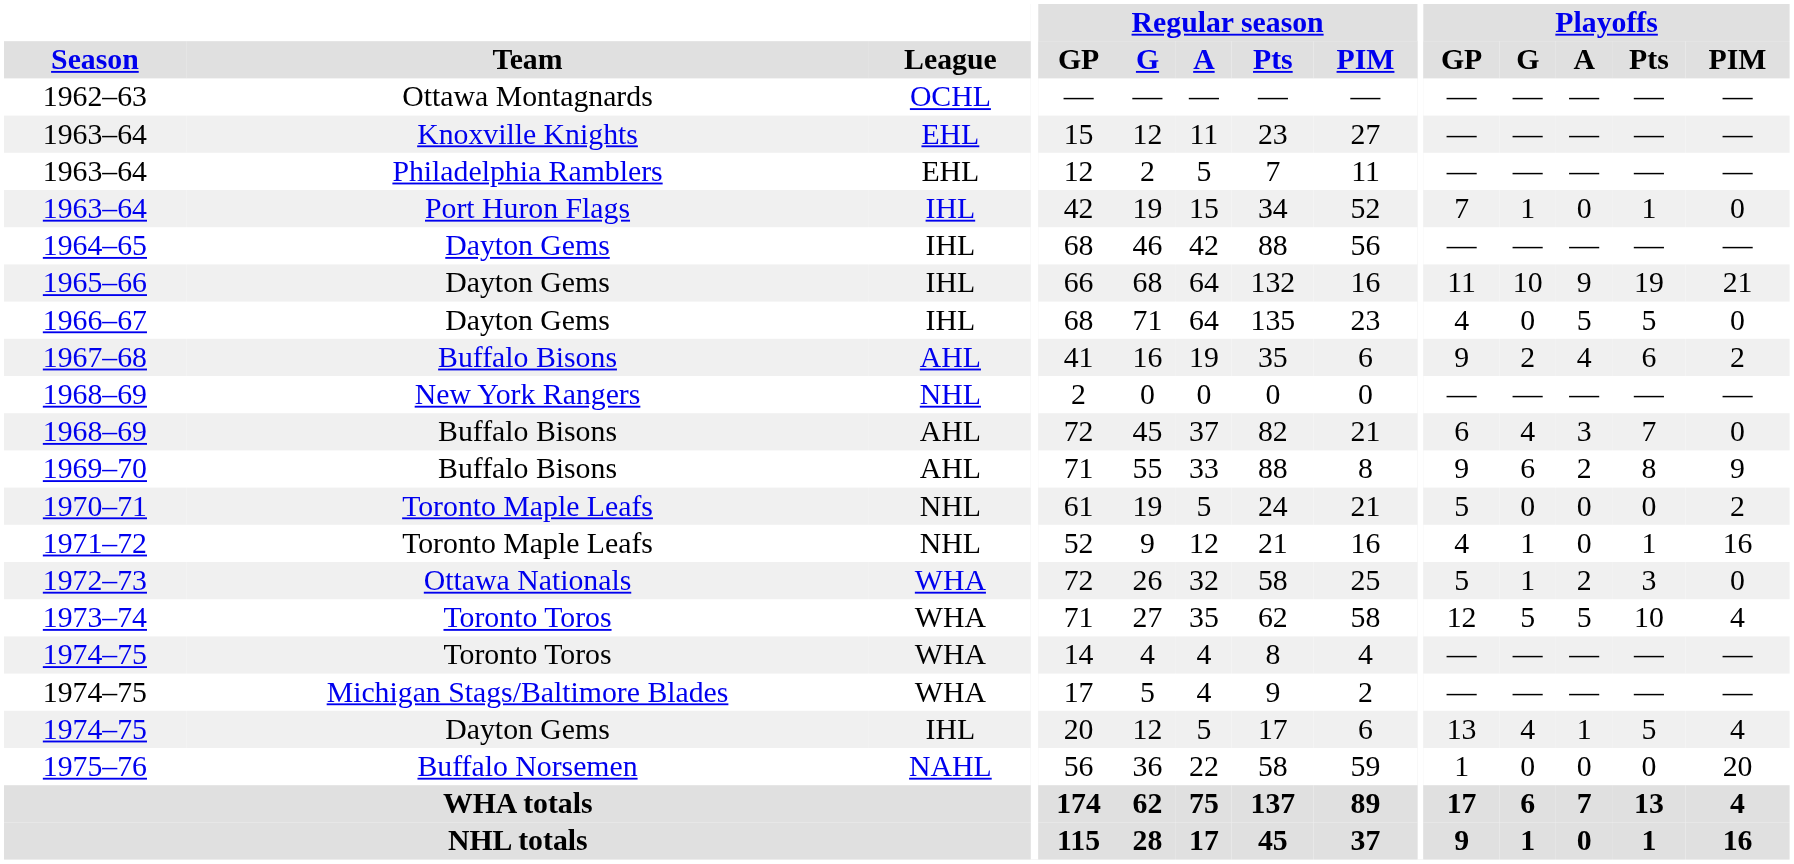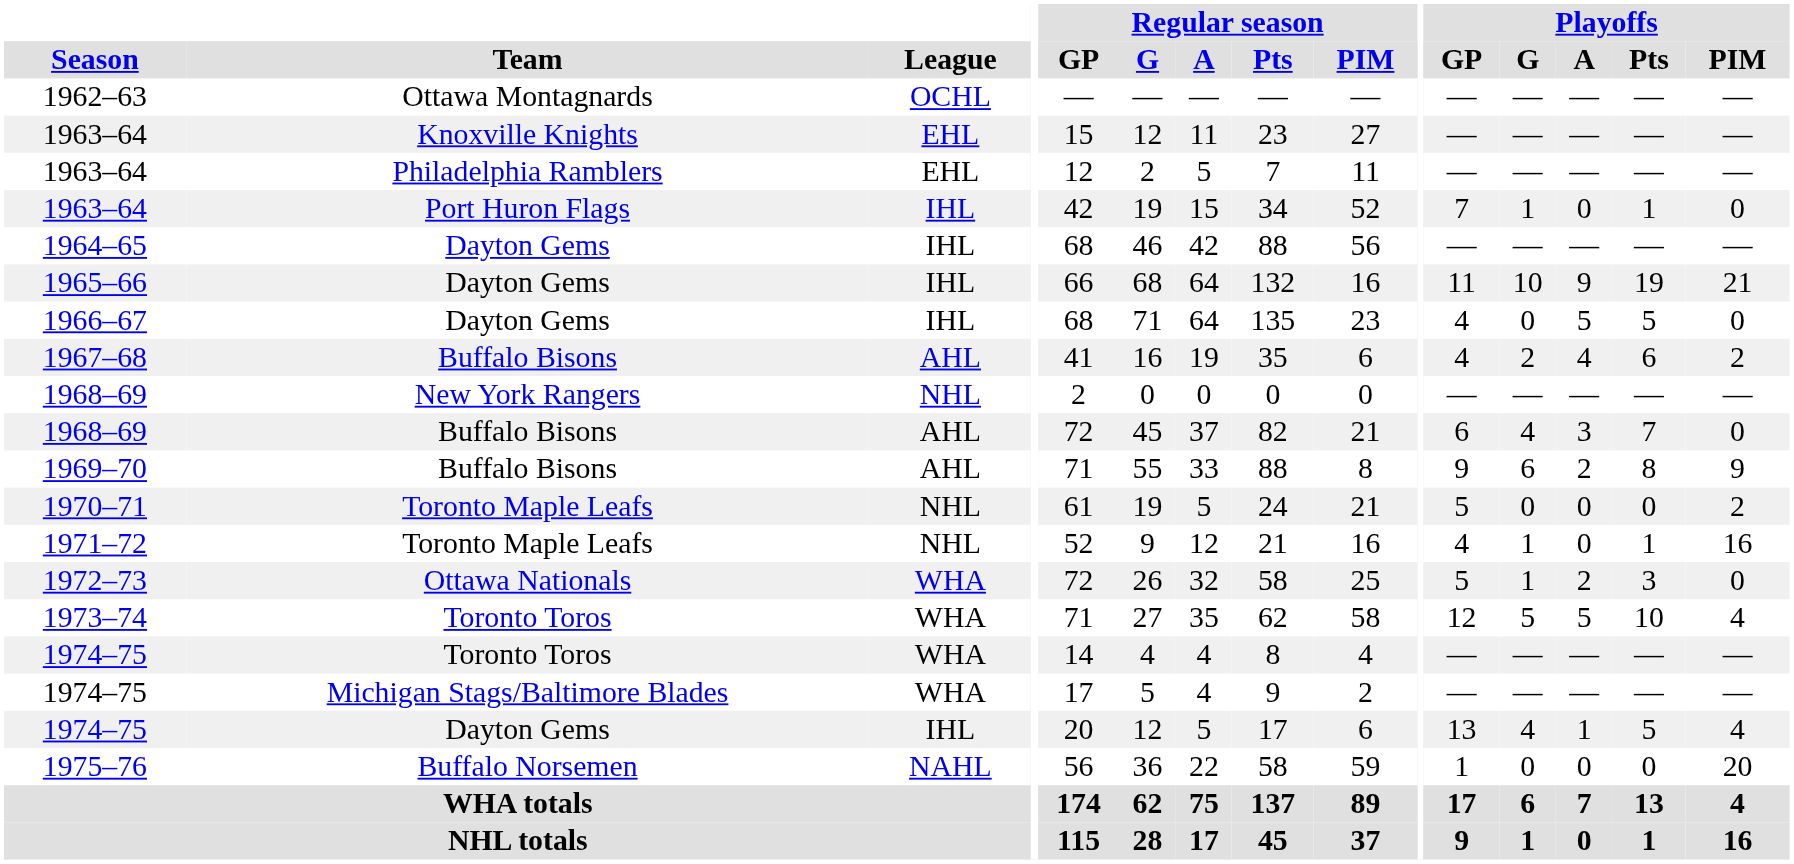(1462, 356) 9 -> (1462, 356) 4
